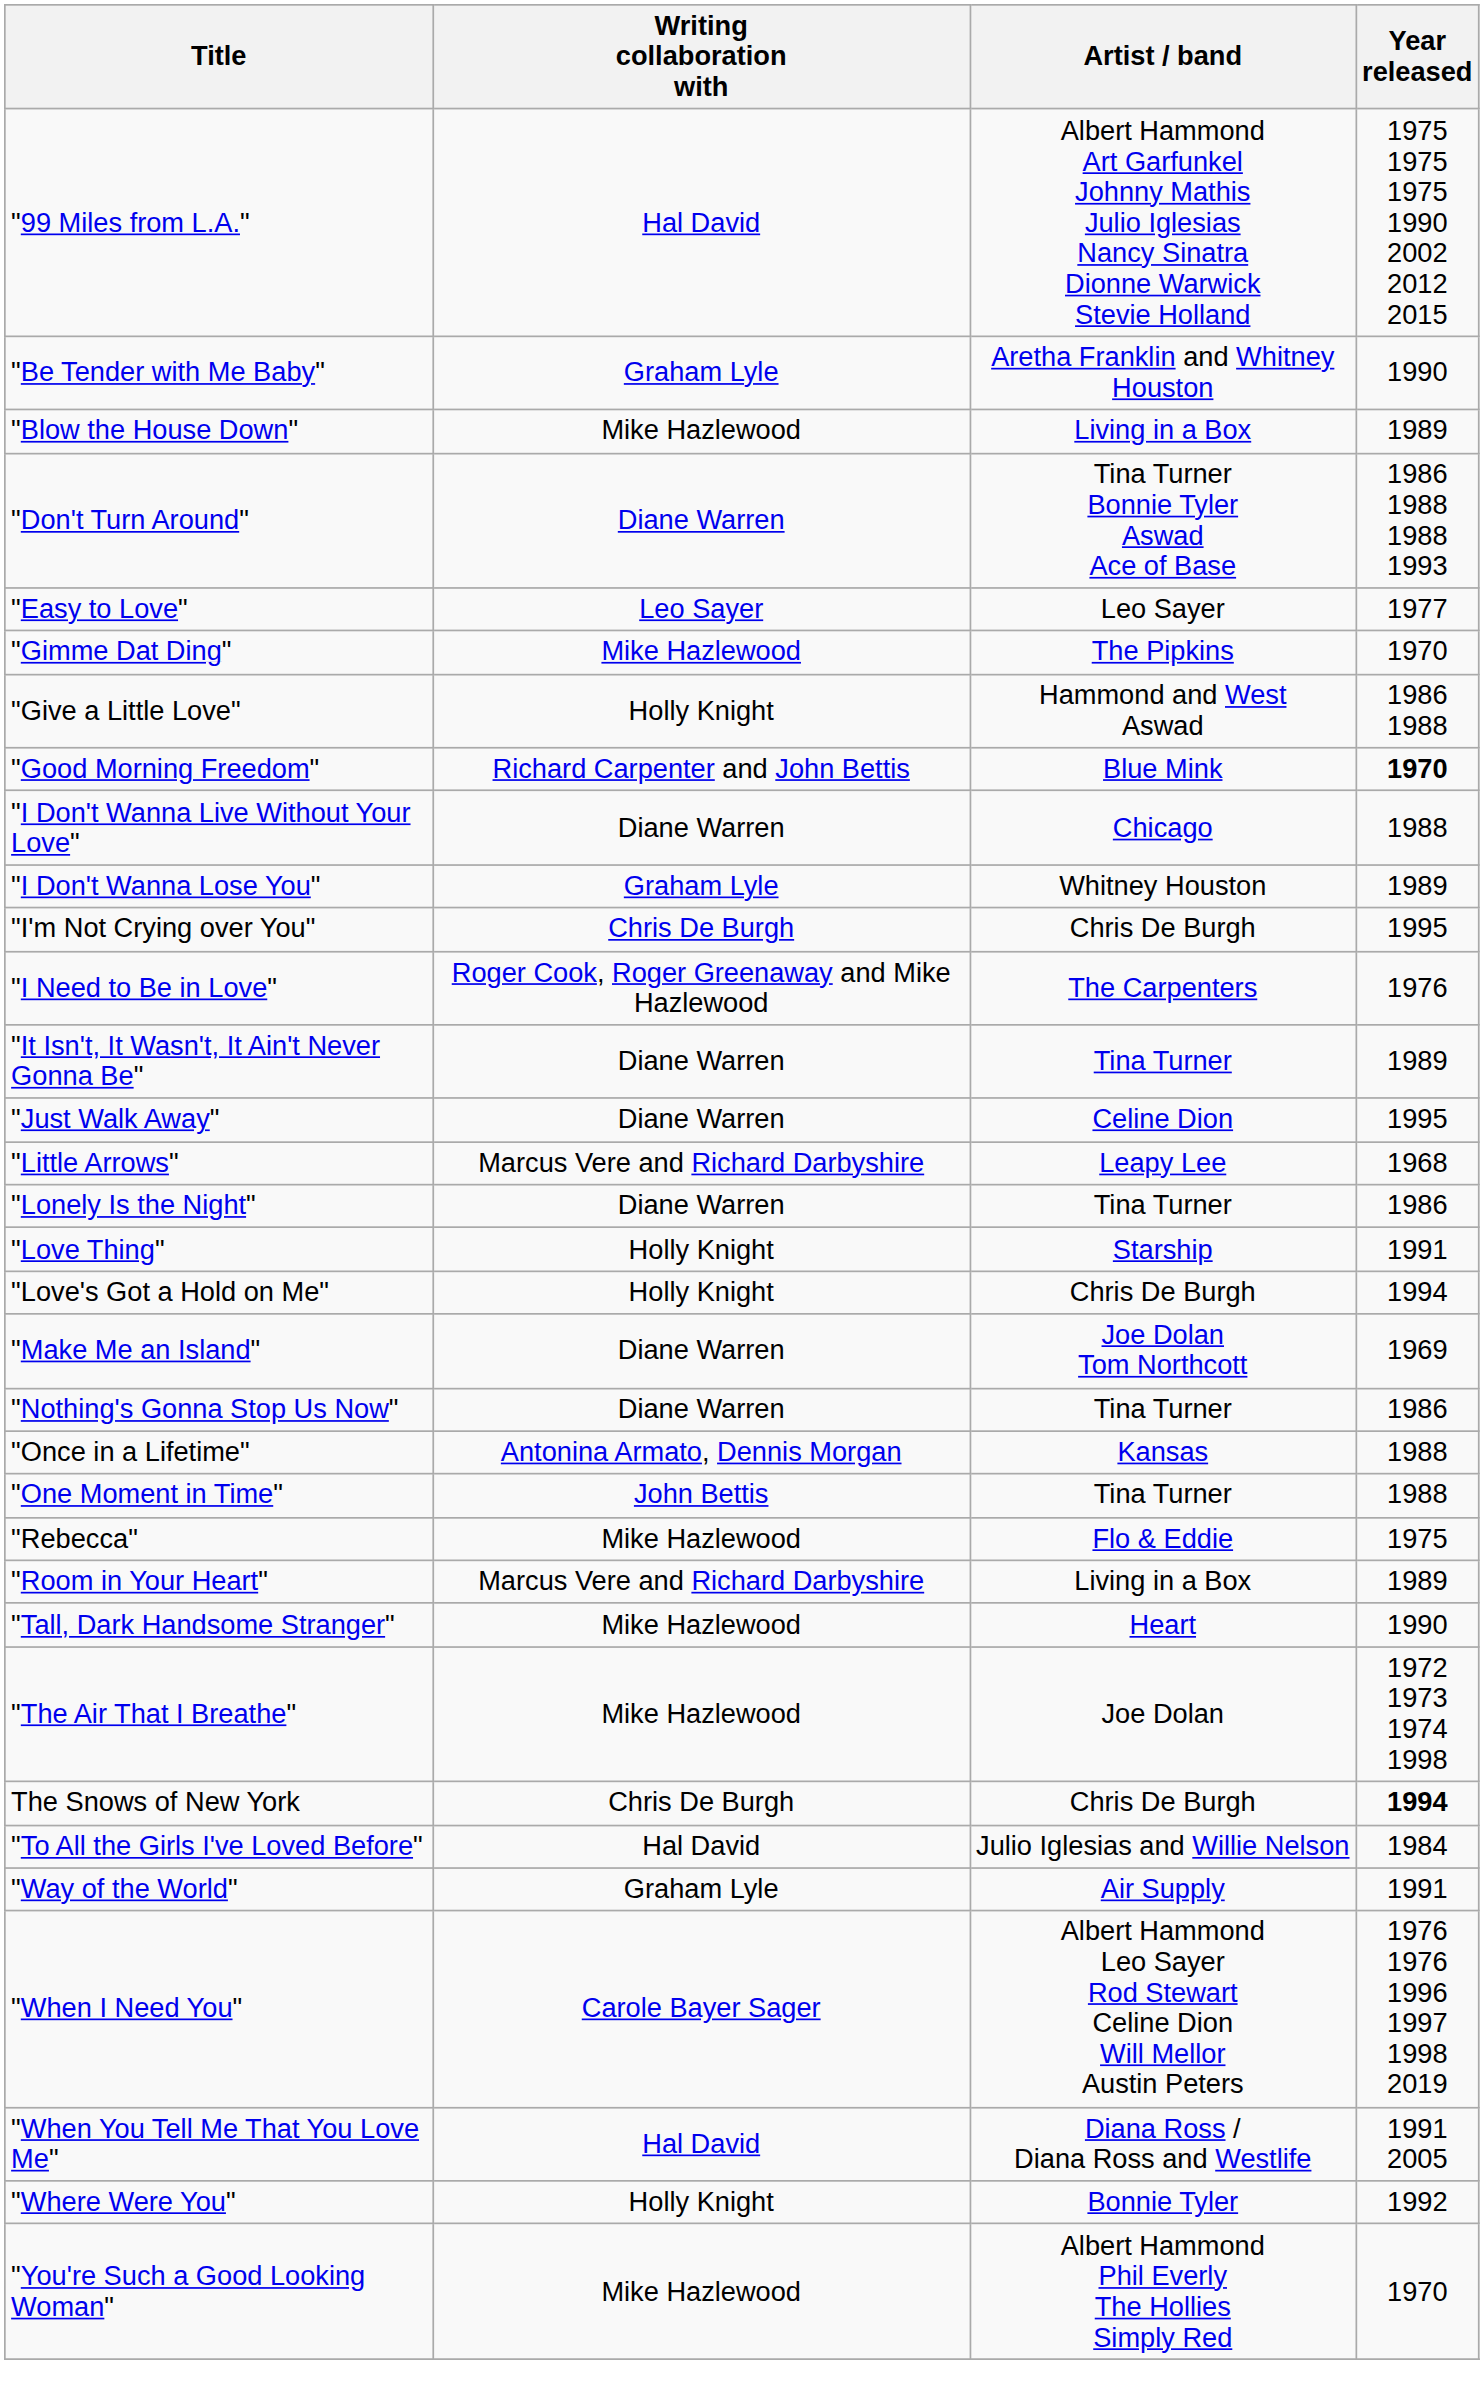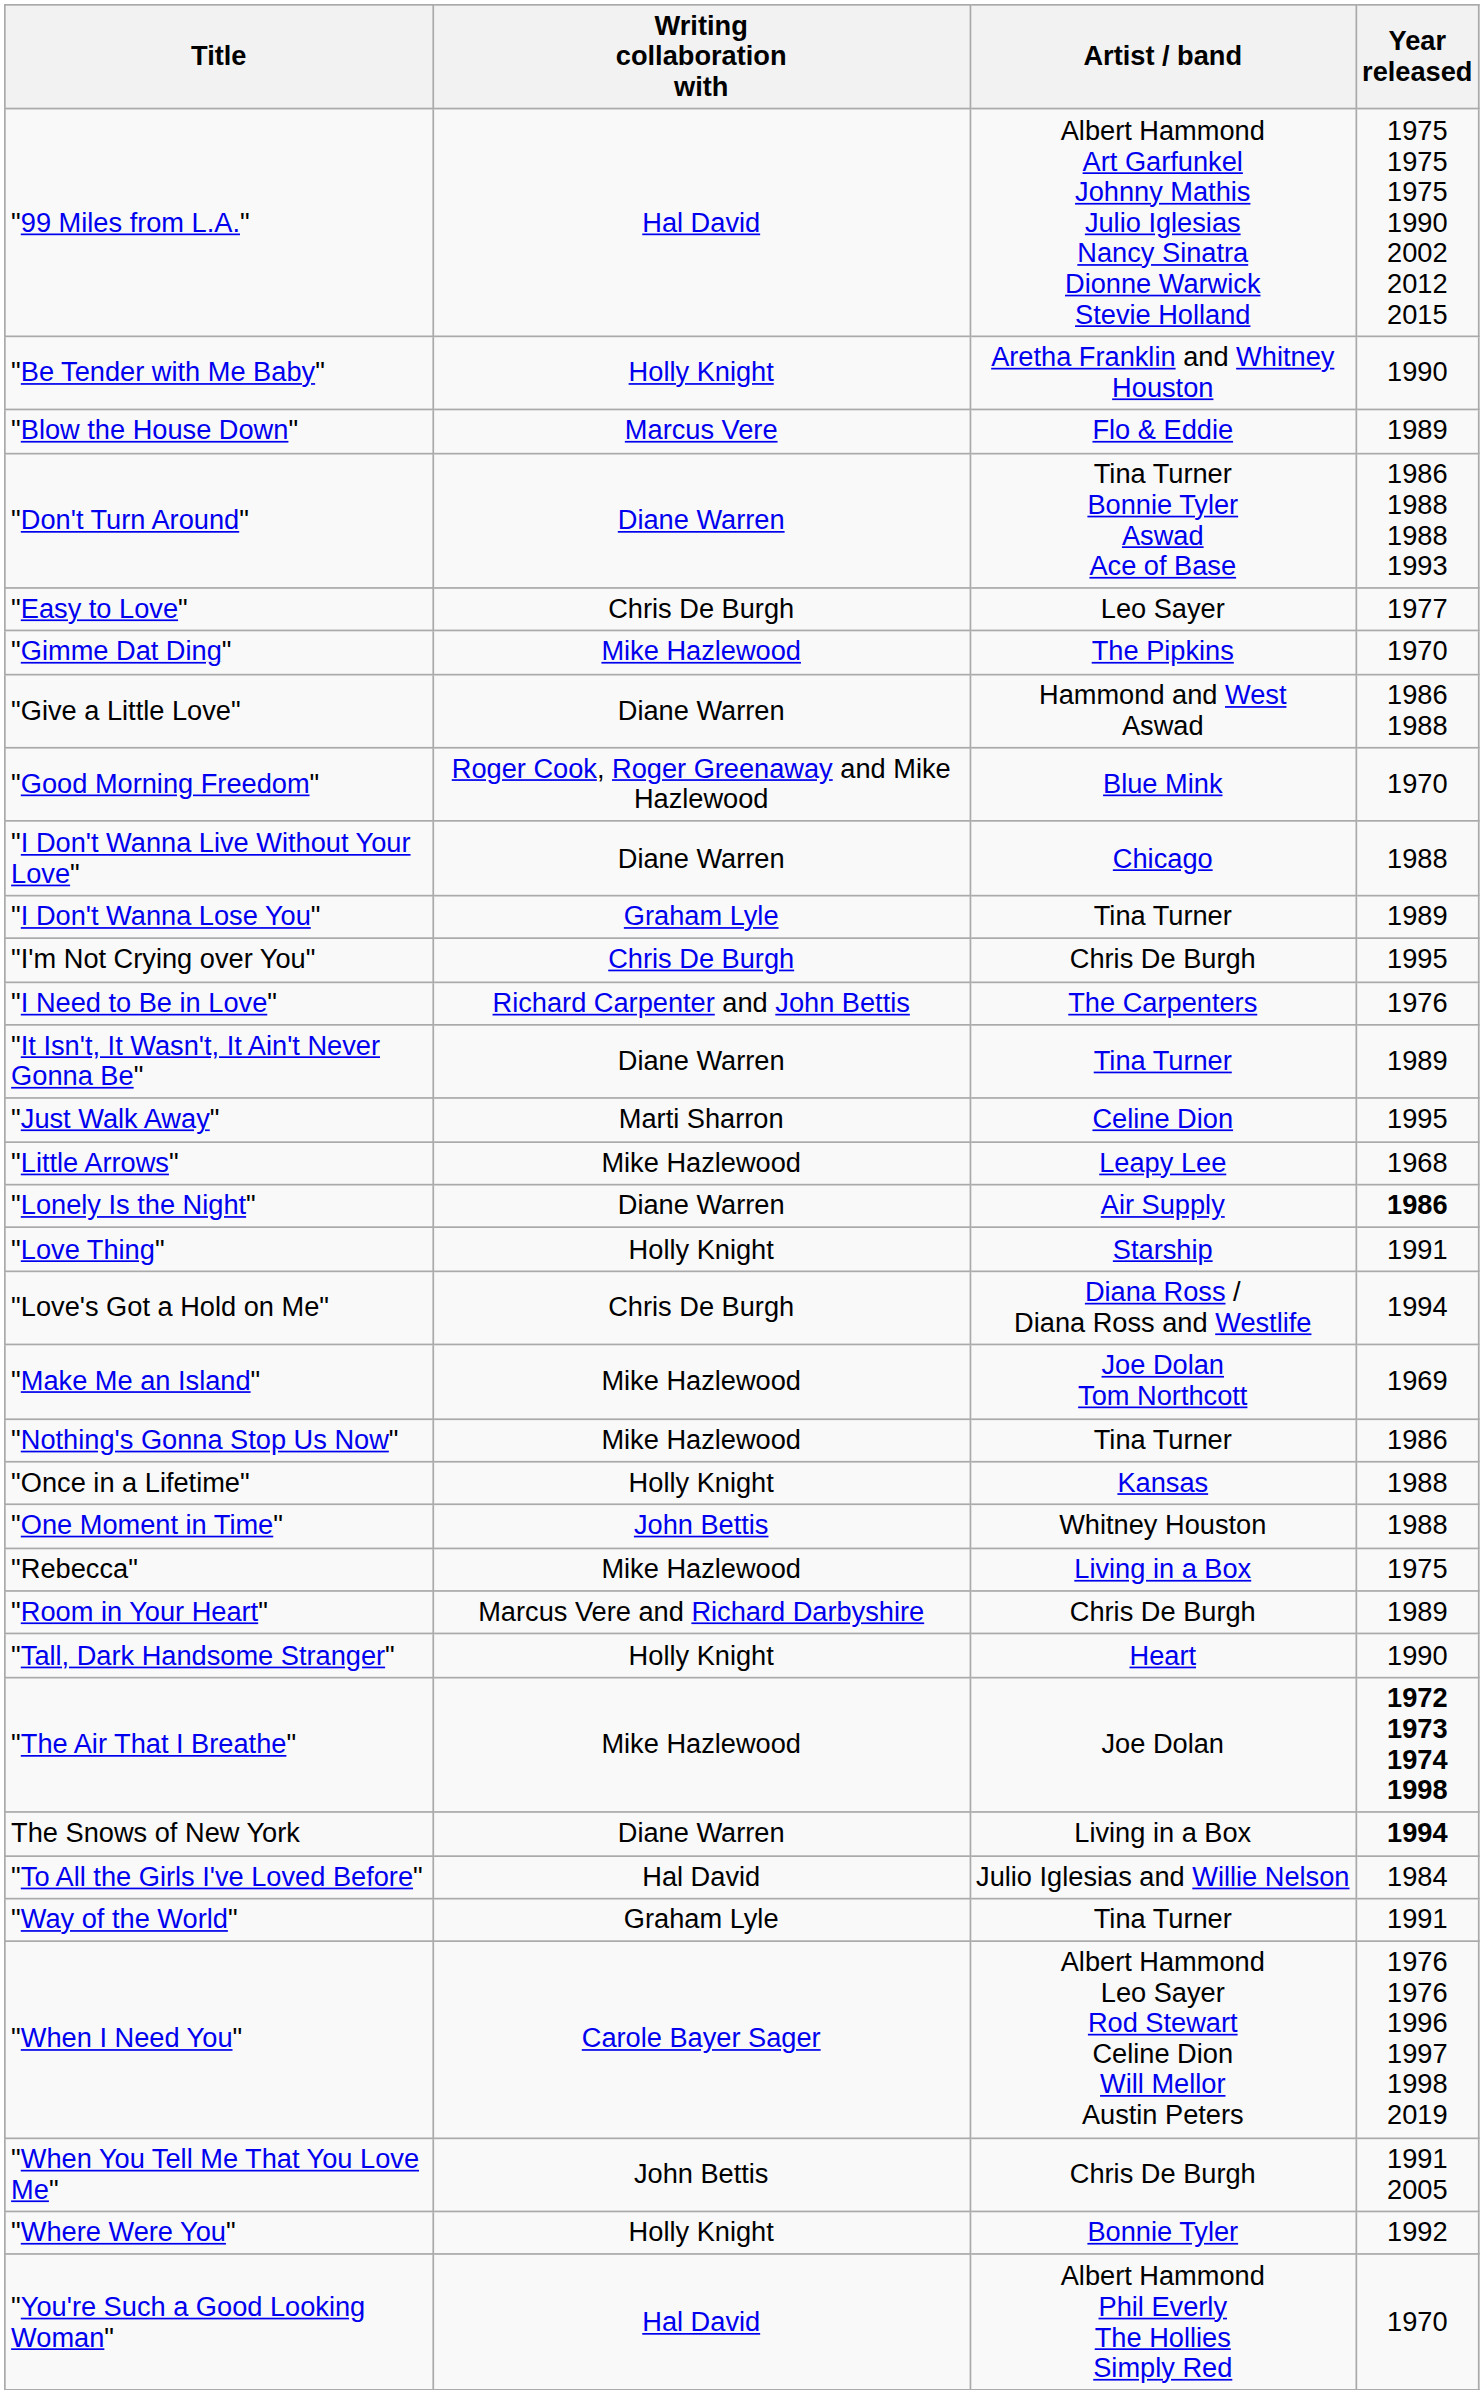(701, 372) Graham Lyle -> (701, 372) Holly Knight
(701, 430) Mike Hazlewood -> (701, 430) Marcus Vere
(1163, 430) Living in a Box -> (1163, 430) Flo & Eddie
(701, 608) Leo Sayer -> (701, 608) Chris De Burgh
(701, 710) Holly Knight -> (701, 710) Diane Warren
(701, 768) Richard Carpenter and John Bettis -> (701, 784) Roger Cook, Roger Greenaway and Mike Hazlewood
(1417, 768) bold -> (1417, 784) normal
(1163, 885) Whitney Houston -> (1163, 916) Tina Turner
(701, 987) Roger Cook, Roger Greenaway and Mike Hazlewood -> (701, 1002) Richard Carpenter and John Bettis
(701, 1119) Diane Warren -> (701, 1119) Marti Sharron
(701, 1162) Marcus Vere and Richard Darbyshire -> (701, 1162) Mike Hazlewood
(1163, 1205) Tina Turner -> (1163, 1205) Air Supply
(1417, 1205) normal -> (1417, 1205) bold
(701, 1292) Holly Knight -> (701, 1307) Chris De Burgh
(1163, 1292) Chris De Burgh -> (1163, 1307) Diana Ross / Diana Ross and Westlife
(701, 1350) Diane Warren -> (701, 1381) Mike Hazlewood
(701, 1409) Diane Warren -> (701, 1439) Mike Hazlewood
(701, 1452) Antonina Armato, Dennis Morgan -> (701, 1482) Holly Knight
(1163, 1495) Tina Turner -> (1163, 1525) Whitney Houston
(1163, 1538) Flo & Eddie -> (1163, 1569) Living in a Box
(1163, 1581) Living in a Box -> (1163, 1612) Chris De Burgh
(701, 1624) Mike Hazlewood -> (701, 1655) Holly Knight
(1417, 1713) normal -> (1417, 1744) bold
(701, 1802) Chris De Burgh -> (701, 1833) Diane Warren
(1163, 1802) Chris De Burgh -> (1163, 1833) Living in a Box
(1163, 1889) Air Supply -> (1163, 1919) Tina Turner
(701, 2143) Hal David -> (701, 2174) John Bettis
(1163, 2143) Diana Ross / Diana Ross and Westlife -> (1163, 2174) Chris De Burgh
(701, 2291) Mike Hazlewood -> (701, 2321) Hal David
